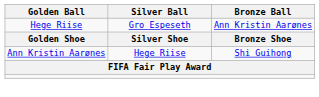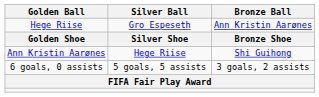+ row: (56, 67)
